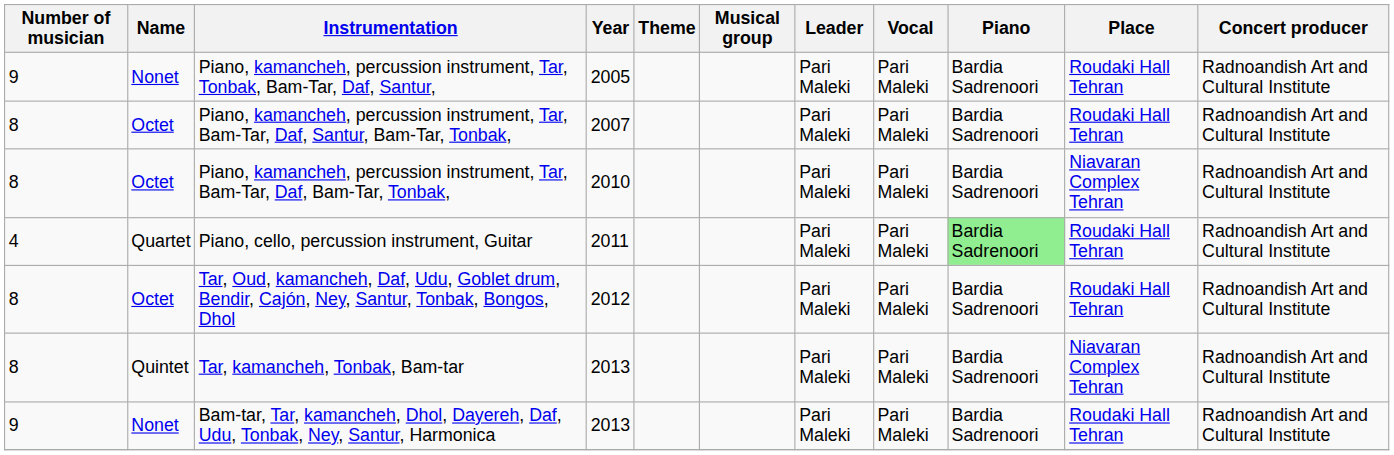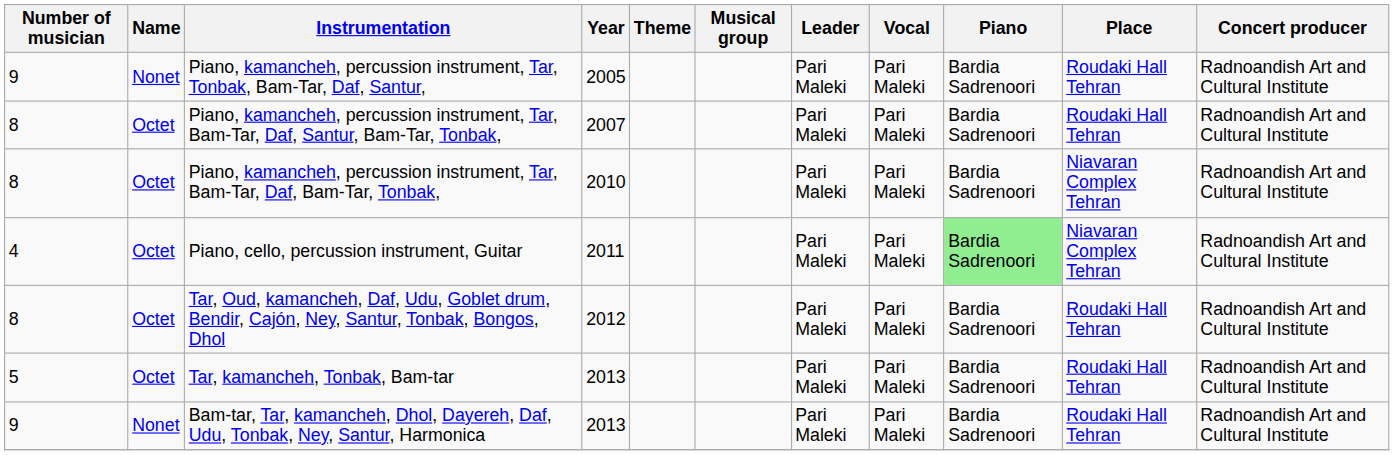(161, 241) Quartet -> (153, 251) Octet
(1120, 241) Roudaki Hall Tehran -> (1102, 251) Niavaran Complex Tehran
(14, 367) 8 -> (14, 377) 5
(160, 367) Quintet -> (153, 377) Octet
(1105, 367) Niavaran Complex Tehran -> (1117, 377) Roudaki Hall Tehran
